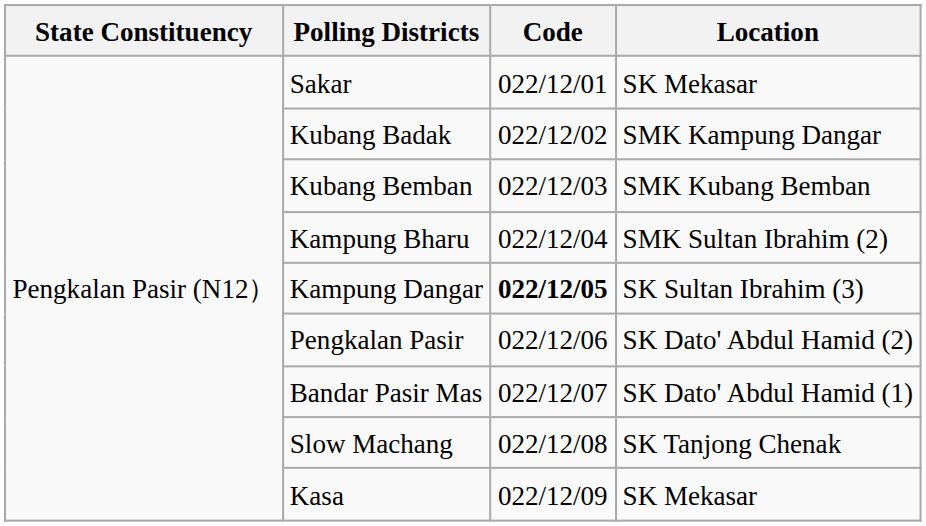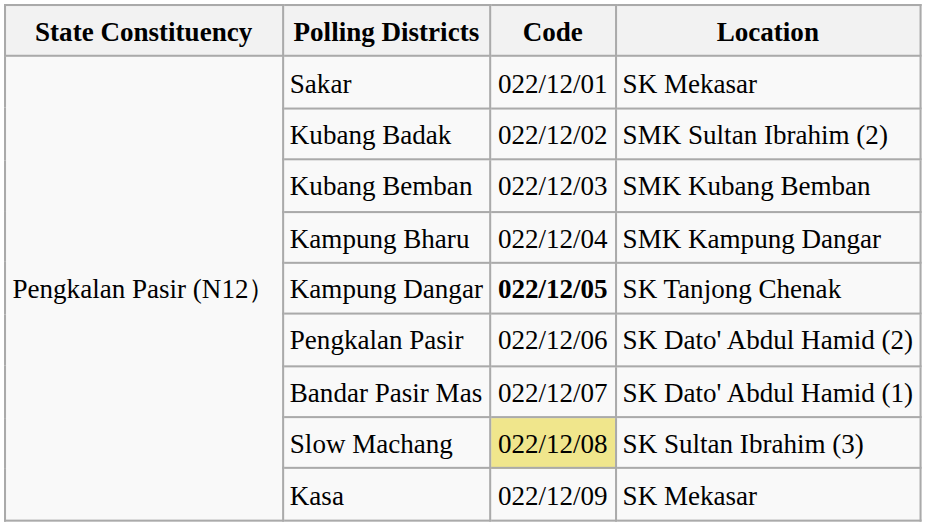(752, 135) SMK Kampung Dangar -> (755, 135) SMK Sultan Ibrahim (2)
(755, 238) SMK Sultan Ibrahim (2) -> (752, 238) SMK Kampung Dangar
(743, 289) SK Sultan Ibrahim (3) -> (732, 289) SK Tanjong Chenak
(553, 444) no background -> (553, 444) khaki background
(732, 444) SK Tanjong Chenak -> (743, 444) SK Sultan Ibrahim (3)
